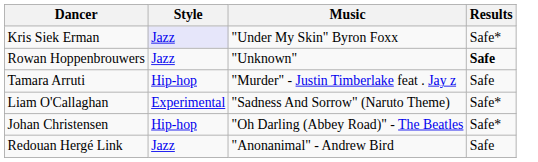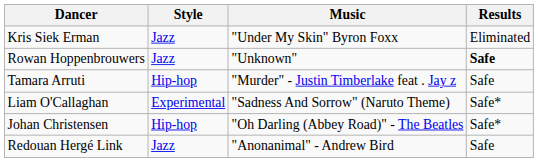(163, 37) lavender background -> (163, 37) no background
(485, 37) Safe* -> (500, 37) Eliminated
